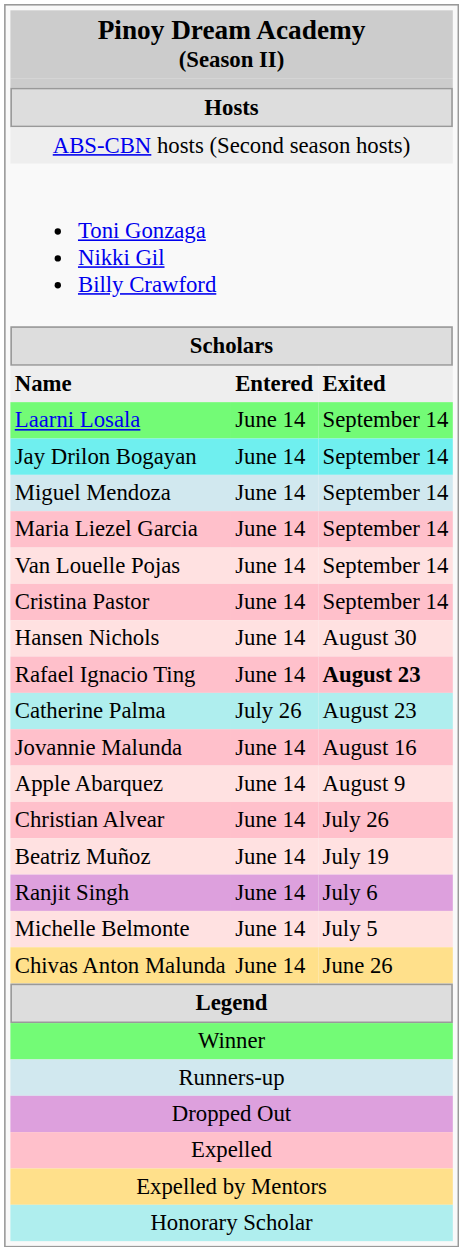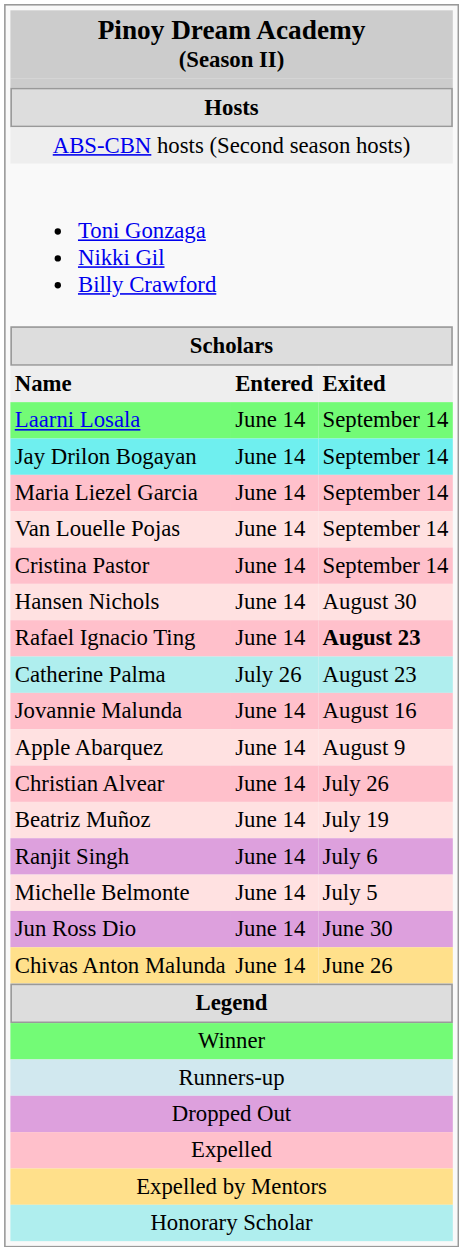- row: (93, 492)
+ row: (75, 928)
